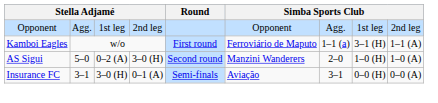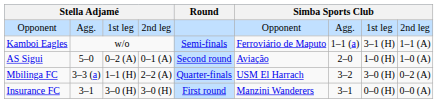(195, 43) First round -> (204, 43) Semi-finals
(147, 59) 3–0 (H) -> (156, 59) 0–1 (A)
(266, 59) Manzini Wanderers -> (253, 59) Aviação
+ row: (32, 75)
(147, 75) 0–1 (A) -> (156, 91) 3–0 (H)
(195, 75) Semi-finals -> (204, 91) First round
(243, 75) Aviação -> (275, 91) Manzini Wanderers
